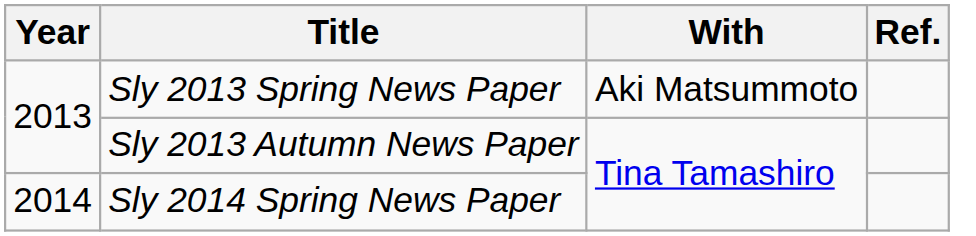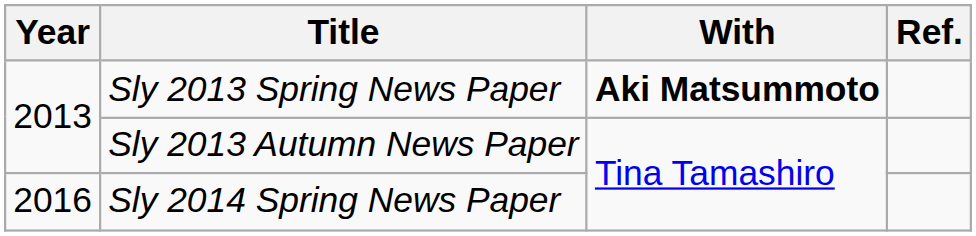(727, 88) normal -> (737, 88) bold
(53, 200) 2014 -> (53, 200) 2016
